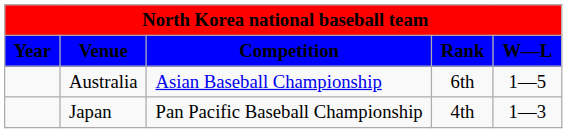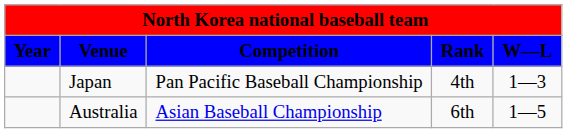rows swapped: (90, 112) <-> (103, 81)
